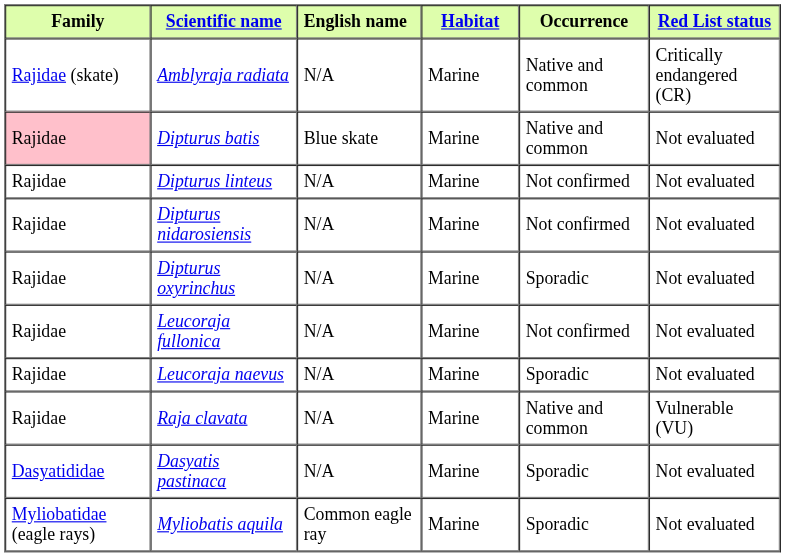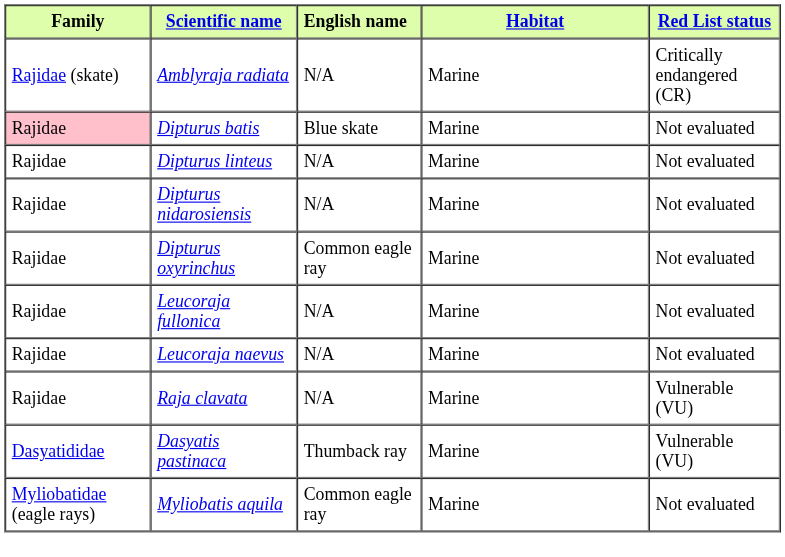- column: (584, 21)
(319, 278) N/A -> (358, 258) Common eagle ray
(319, 471) N/A -> (355, 451) Thumback ray
(705, 471) Not evaluated -> (694, 451) Vulnerable (VU)
